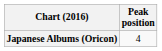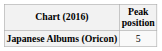(138, 38) 4 -> (138, 38) 5
